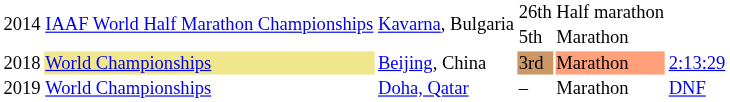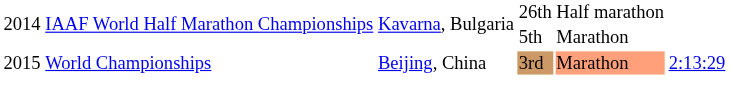(22, 62) 2018 -> (22, 62) 2015
(128, 62) khaki background -> (128, 62) no background
- row: (423, 88)
